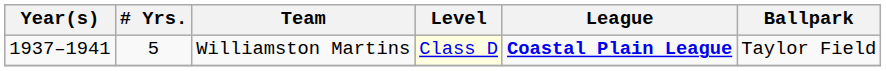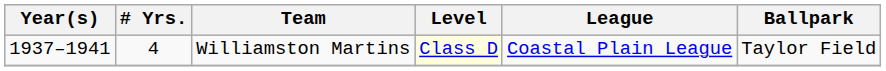(153, 51) 5 -> (153, 51) 4
(620, 51) bold -> (620, 51) normal
